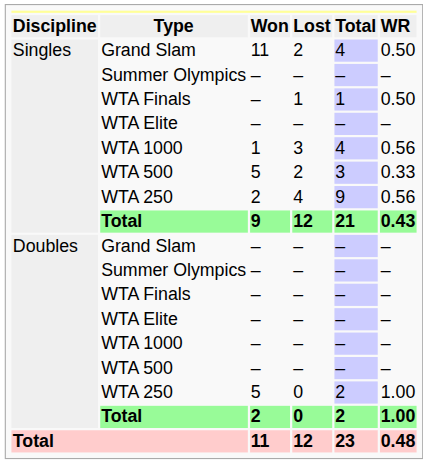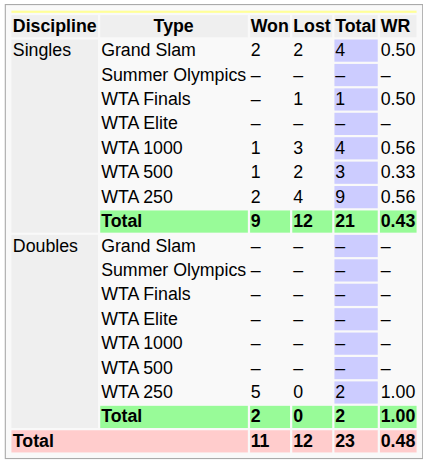(260, 50) 11 -> (256, 50) 2
(256, 172) 5 -> (256, 172) 1
